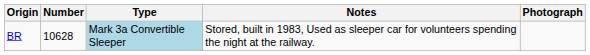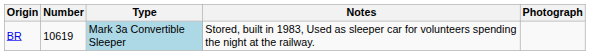(58, 36) 10628 -> (58, 36) 10619
